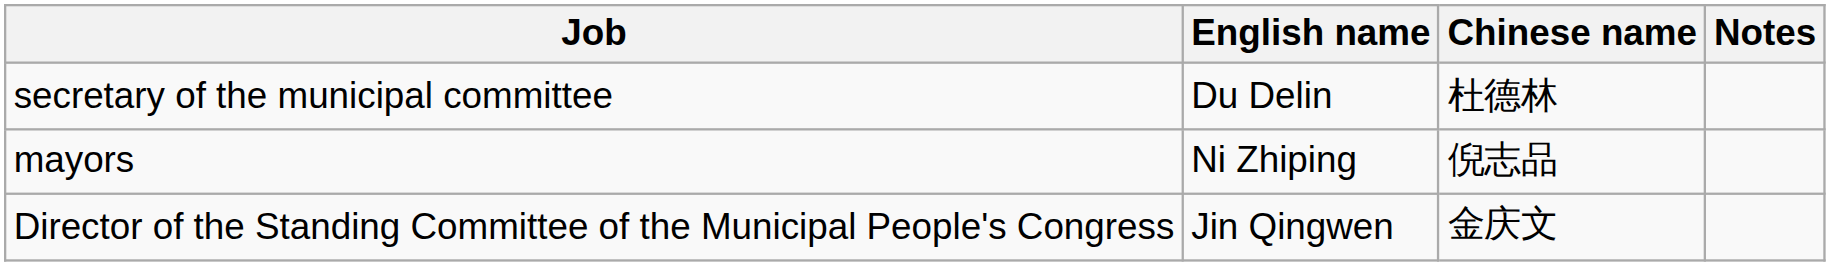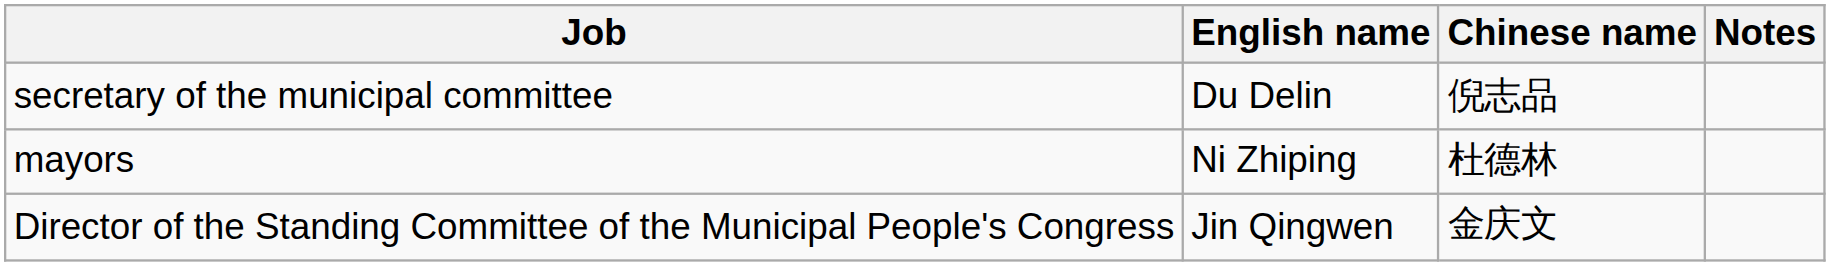(1503, 94) 杜德林 -> (1503, 94) 倪志品
(1503, 159) 倪志品 -> (1503, 159) 杜德林
